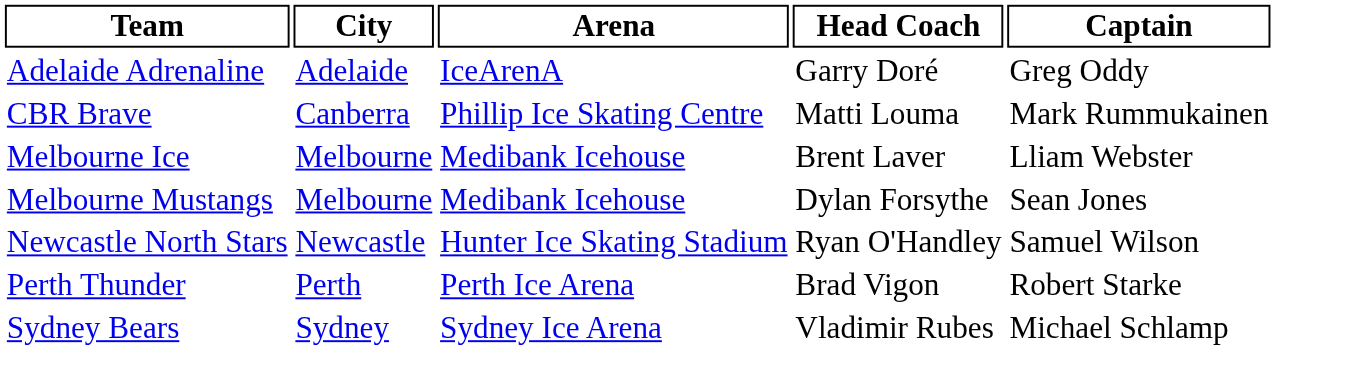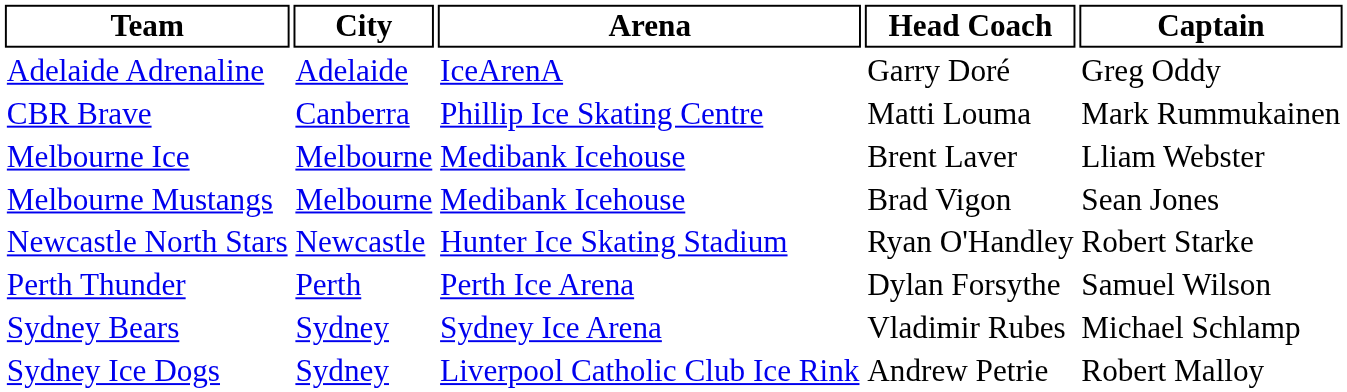(892, 199) Dylan Forsythe -> (939, 199) Brad Vigon
(1104, 242) Samuel Wilson -> (1168, 242) Robert Starke
(867, 285) Brad Vigon -> (964, 285) Dylan Forsythe
(1096, 285) Robert Starke -> (1176, 285) Samuel Wilson
+ row: (113, 370)
